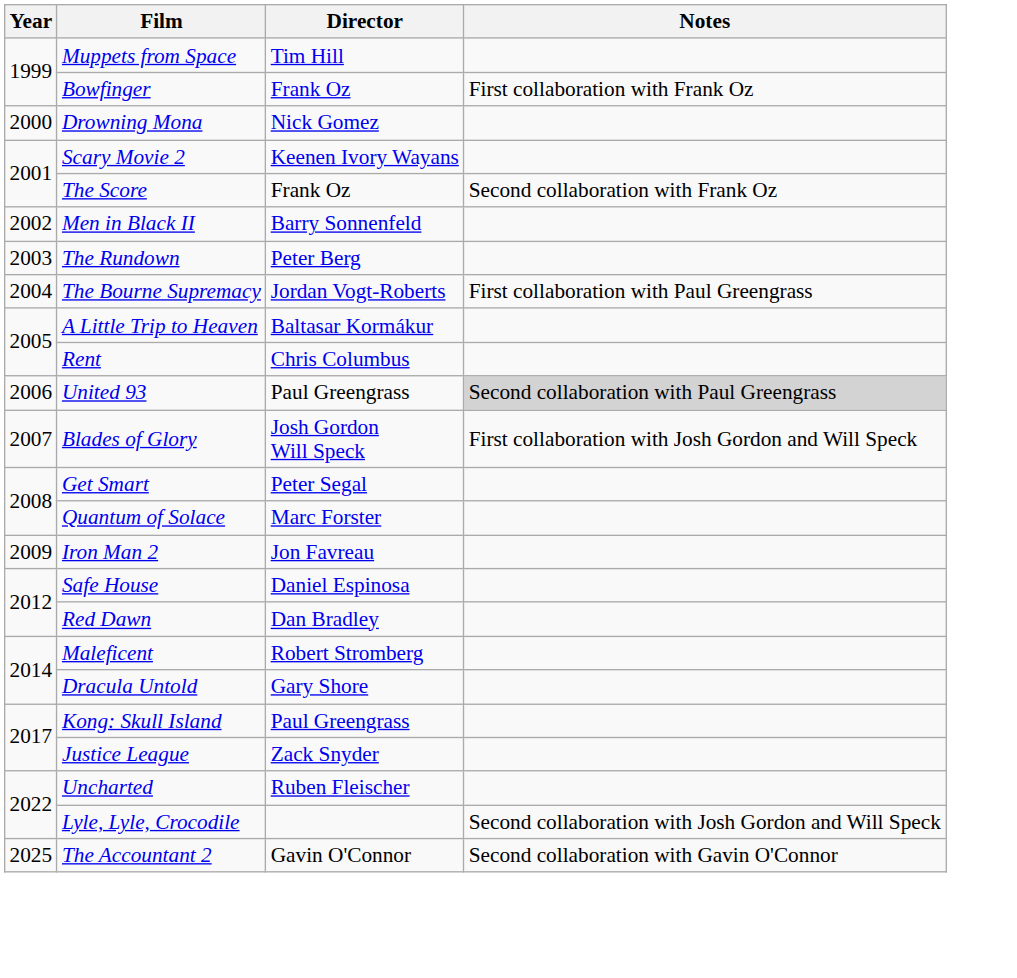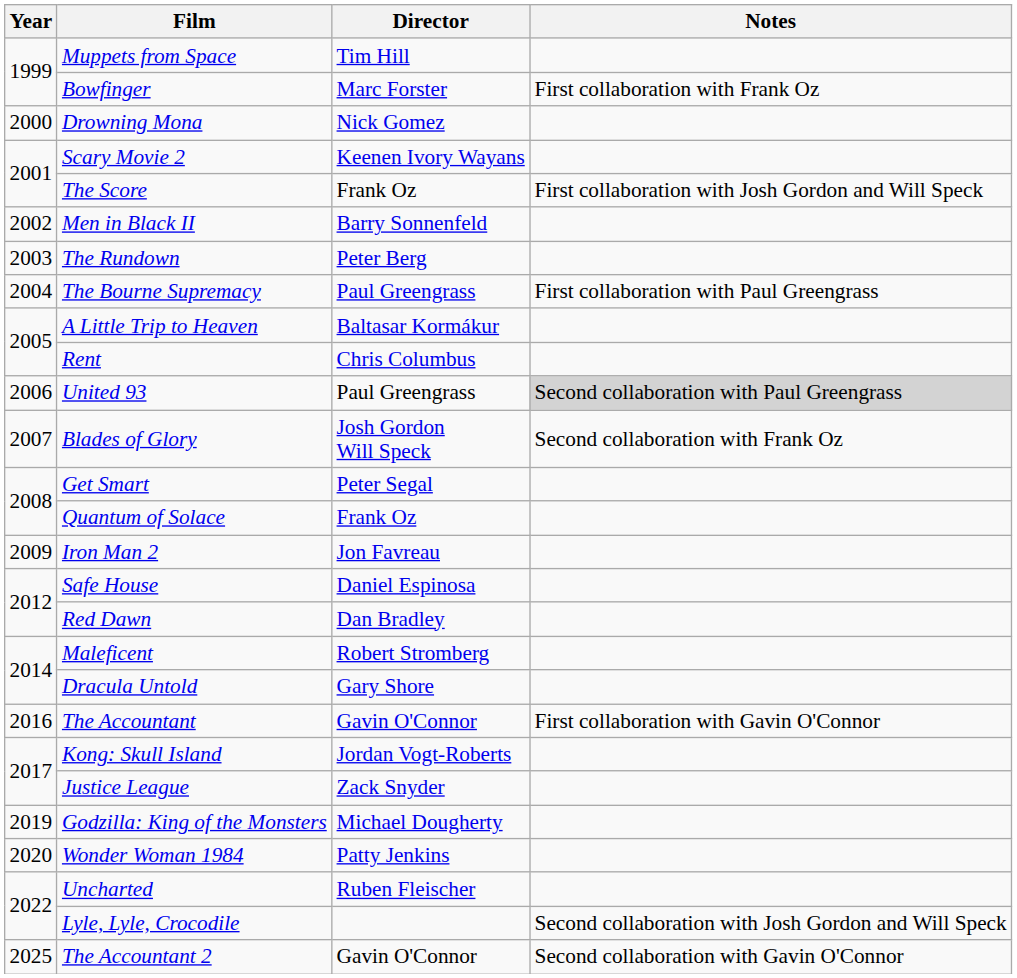(311, 88) Frank Oz -> (392, 88) Marc Forster
(623, 190) Second collaboration with Frank Oz -> (759, 190) First collaboration with Josh Gordon and Will Speck
(358, 291) Jordan Vogt-Roberts -> (406, 291) Paul Greengrass
(693, 438) First collaboration with Josh Gordon and Will Speck -> (689, 438) Second collaboration with Frank Oz
(326, 517) Marc Forster -> (376, 517) Frank Oz
+ row: (129, 720)
(340, 720) Paul Greengrass -> (424, 754) Jordan Vogt-Roberts
+ row: (194, 821)
+ row: (153, 855)
